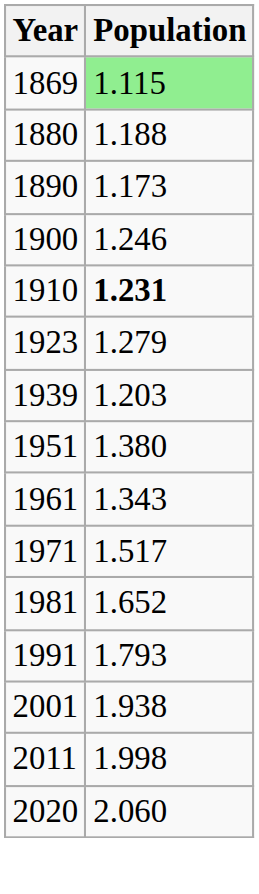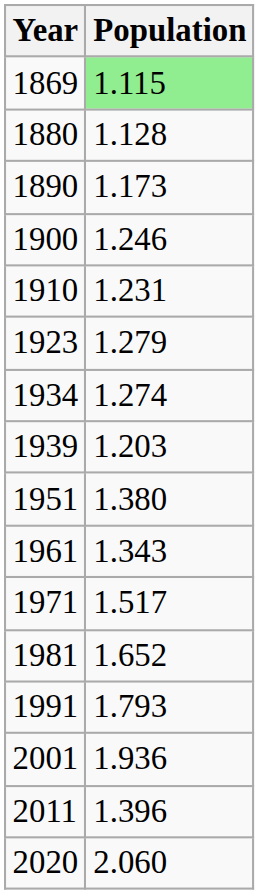(130, 134) 1.188 -> (130, 134) 1.128
(130, 290) bold -> (130, 290) normal
+ row: (45, 394)
(130, 706) 1.938 -> (130, 758) 1.936
(130, 758) 1.998 -> (130, 810) 1.396
